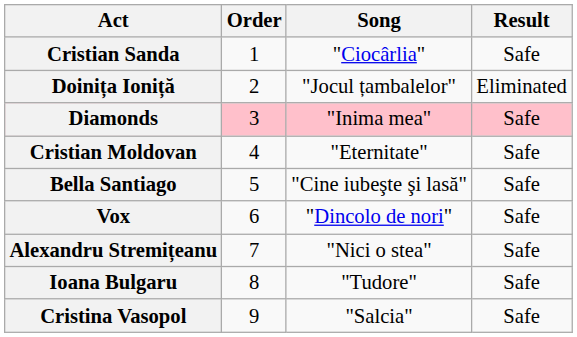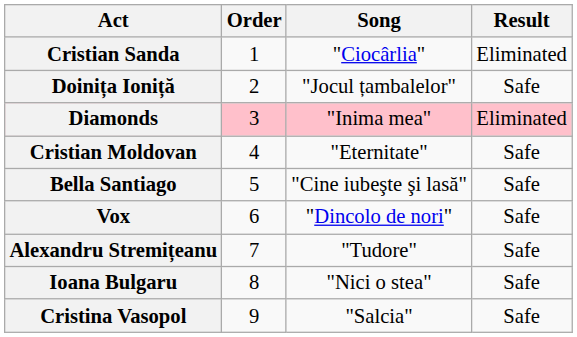(522, 53) Safe -> (522, 53) Eliminated
(522, 86) Eliminated -> (522, 86) Safe
(522, 119) Safe -> (522, 119) Eliminated
(379, 250) "Nici o stea" -> (379, 250) "Tudore"
(379, 282) "Tudore" -> (379, 282) "Nici o stea"
